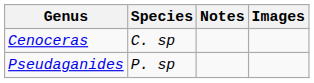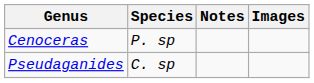(153, 41) C. sp -> (153, 41) P. sp
(153, 65) P. sp -> (153, 65) C. sp
